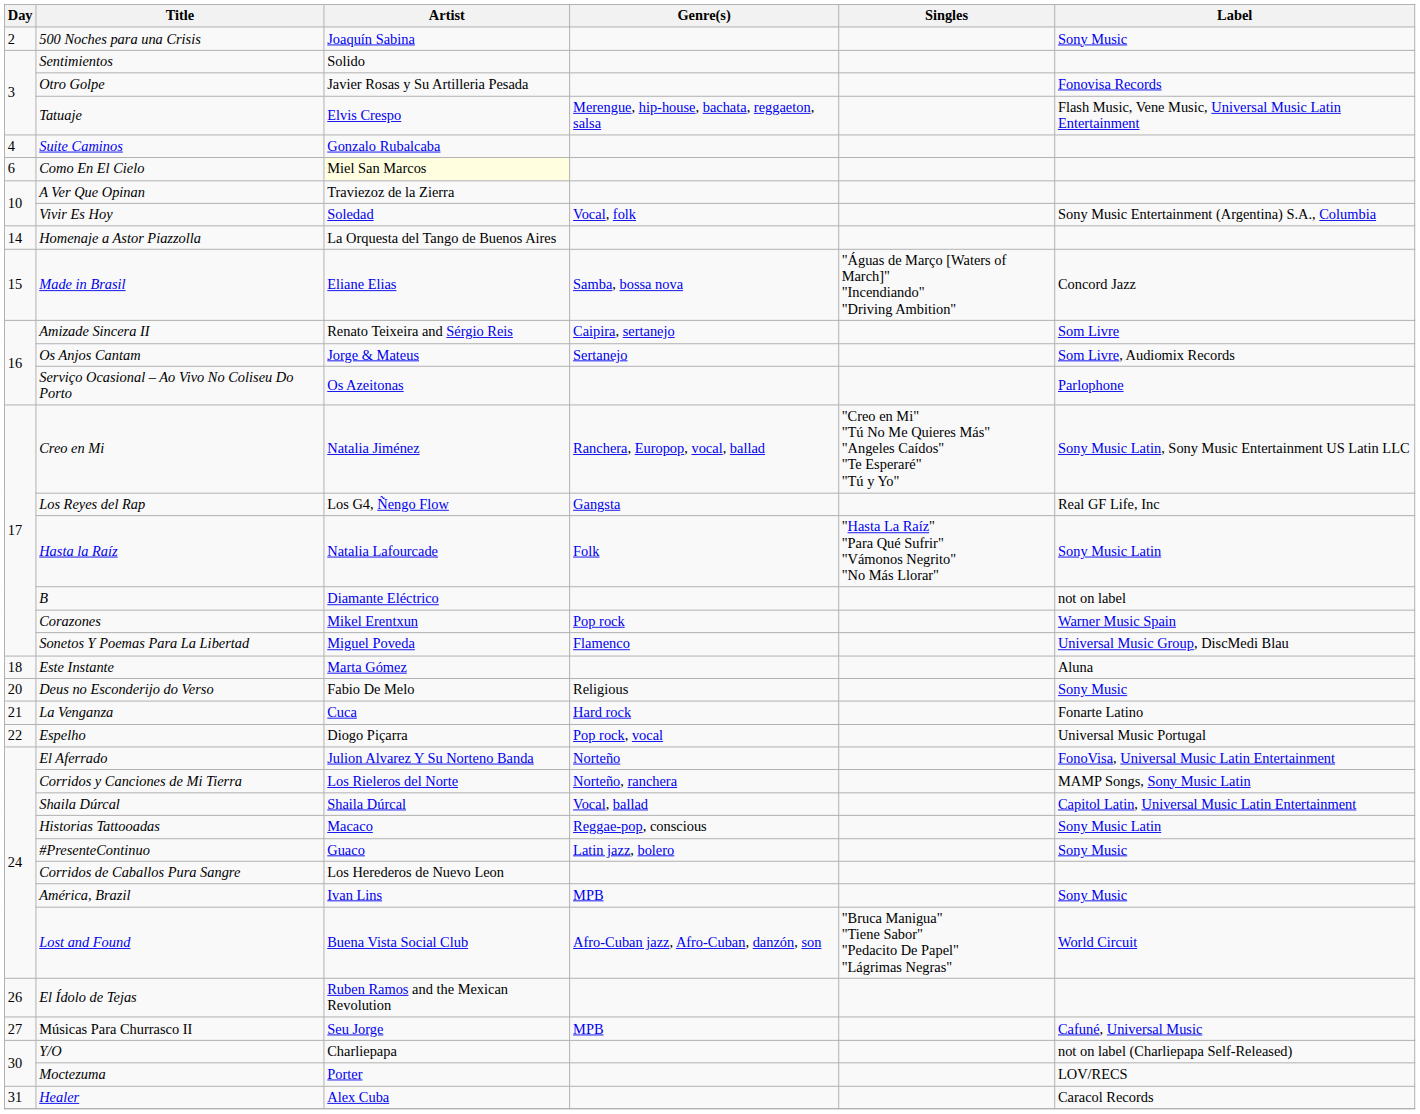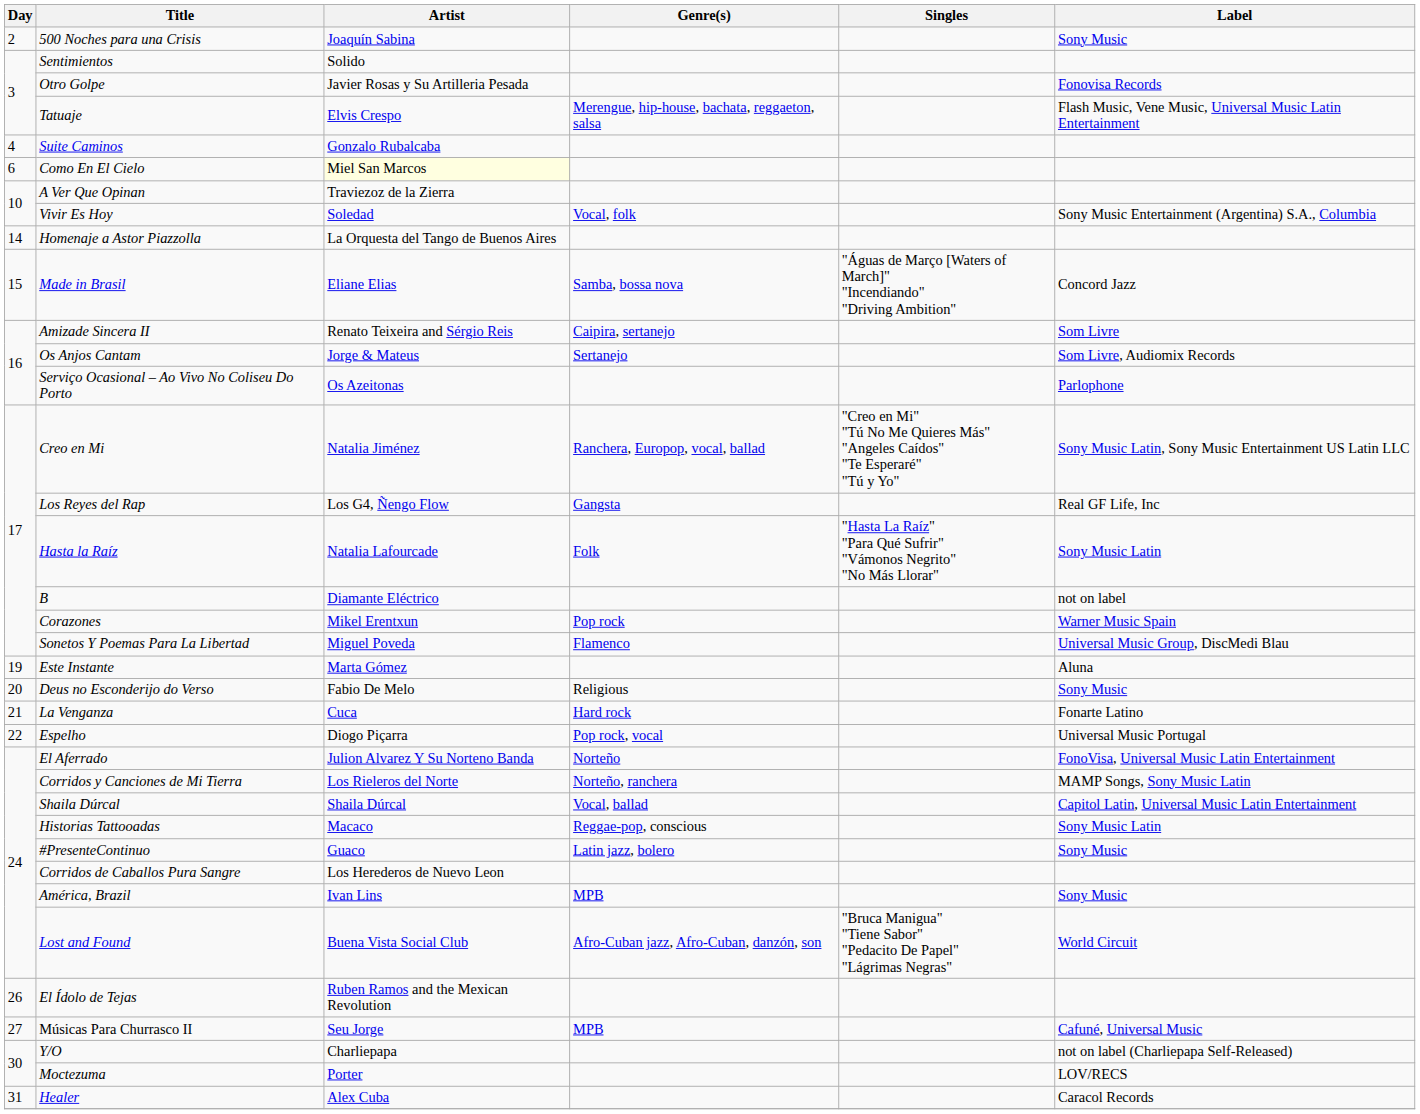(15, 667) 18 -> (15, 667) 19
